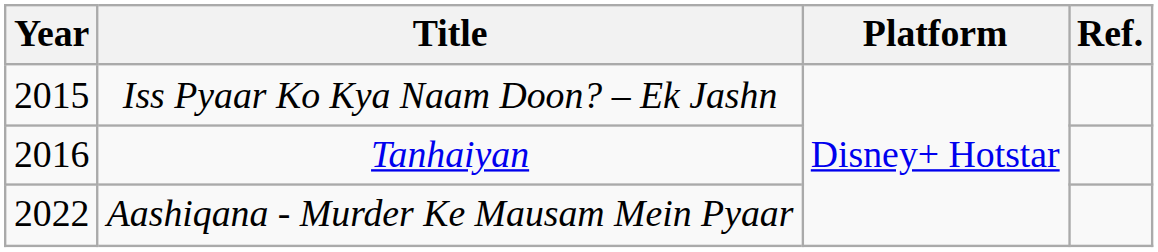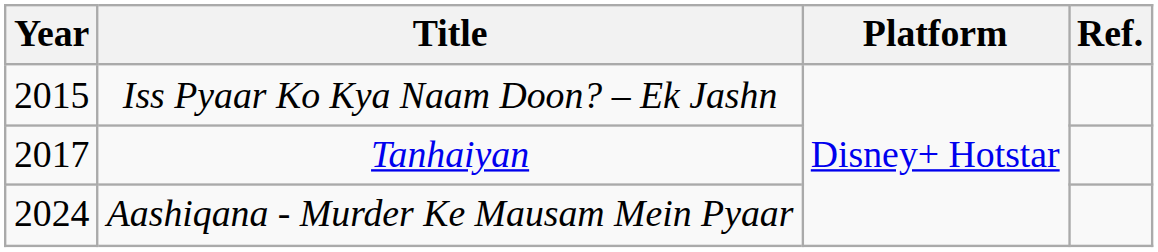(52, 154) 2016 -> (52, 154) 2017
(52, 214) 2022 -> (52, 214) 2024
